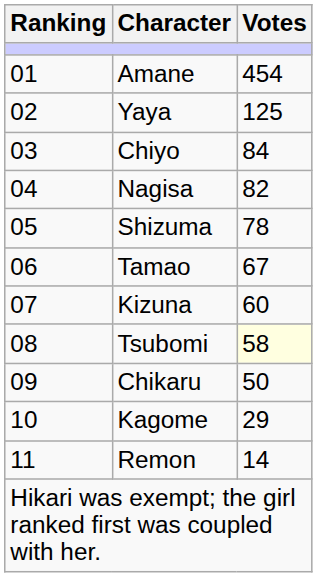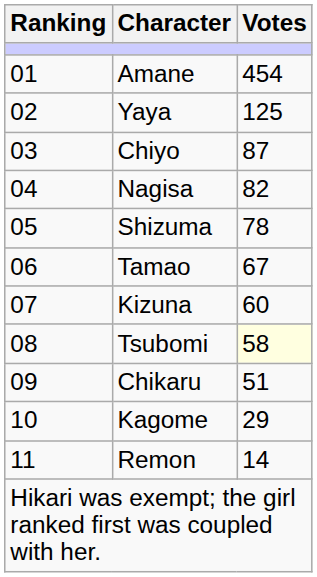(256, 150) 84 -> (256, 150) 87
(256, 382) 50 -> (256, 382) 51
